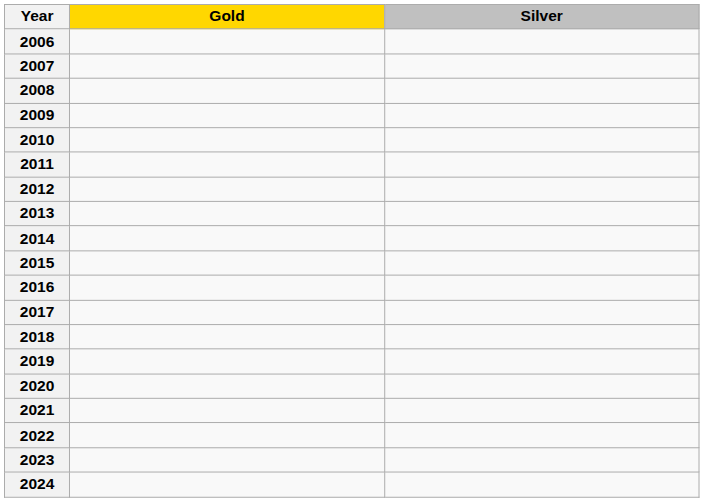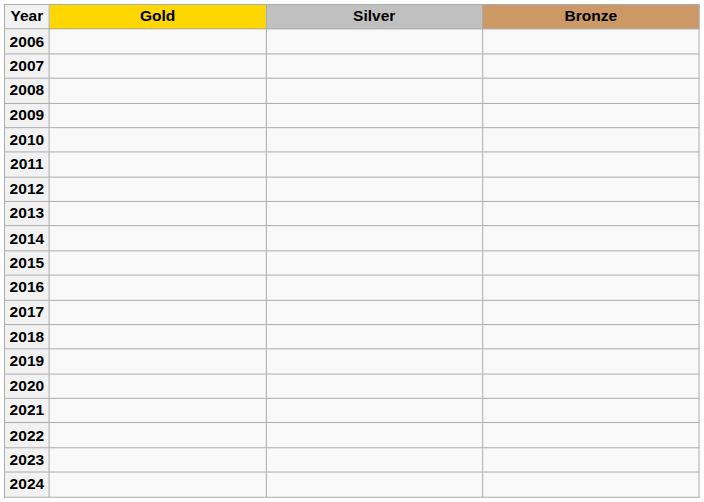+ column: (591, 16)
